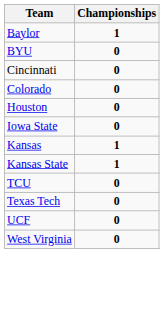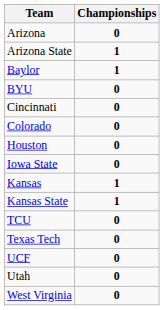+ row: (26, 32)
+ row: (39, 51)
+ row: (19, 276)
